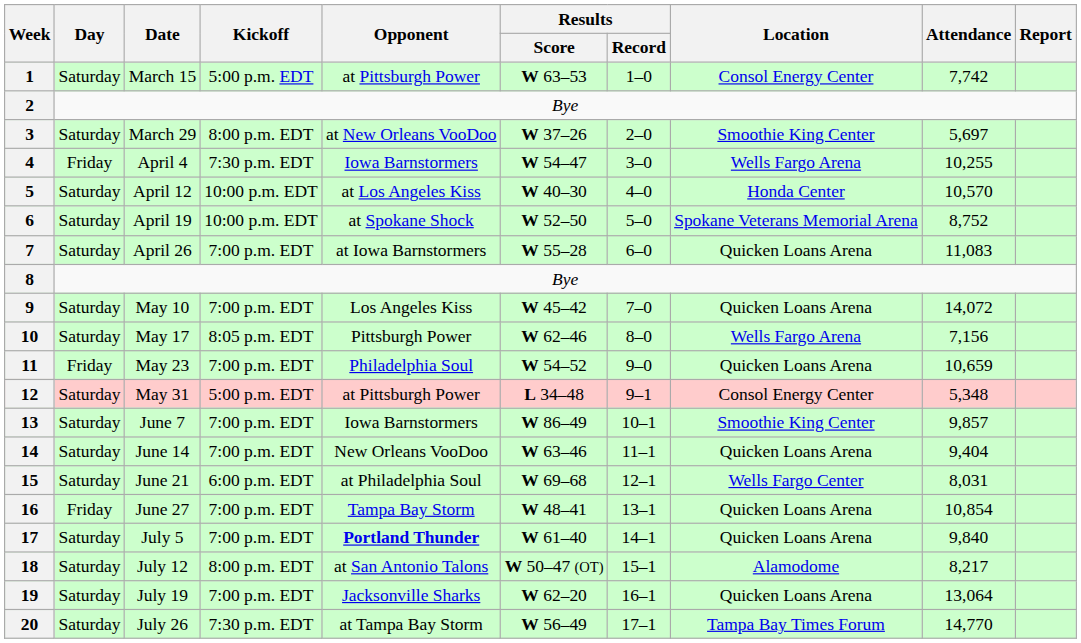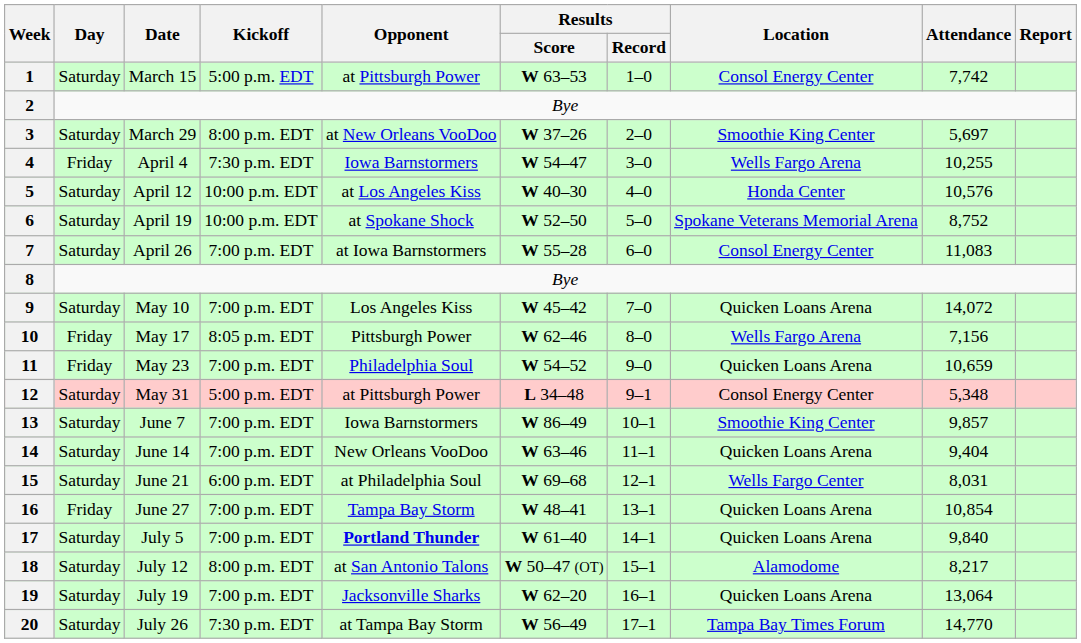(969, 192) 10,570 -> (969, 192) 10,576
(796, 249) Quicken Loans Arena -> (796, 249) Consol Energy Center
(90, 336) Saturday -> (90, 336) Friday
